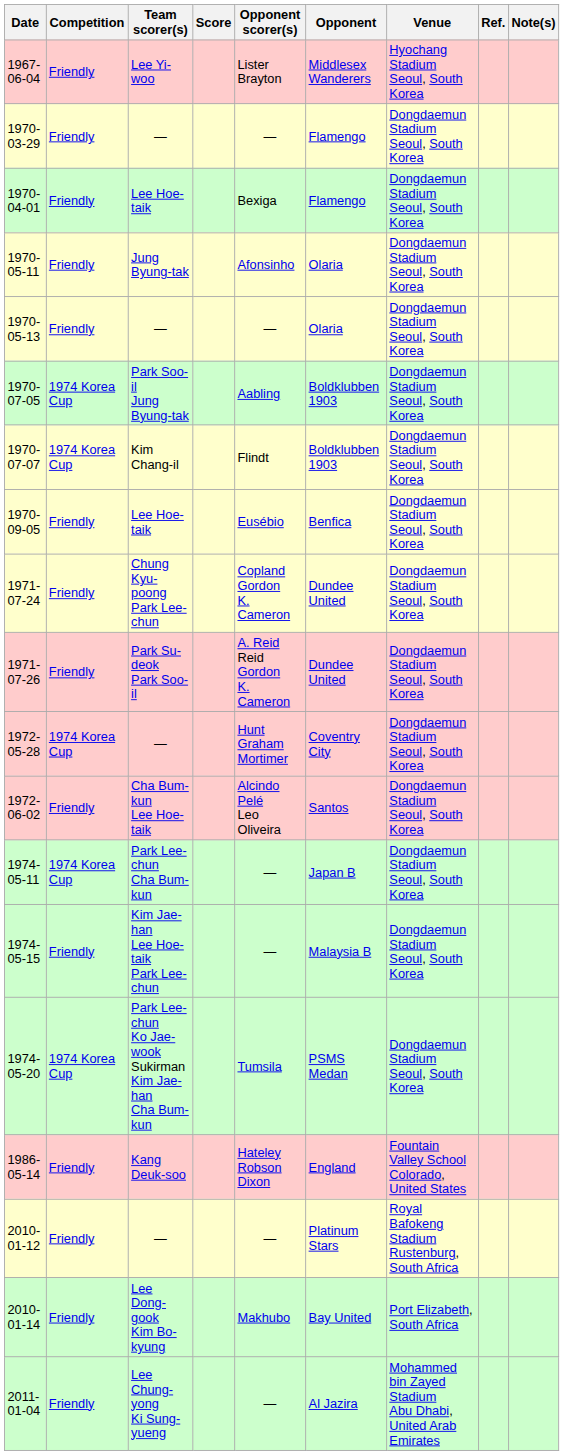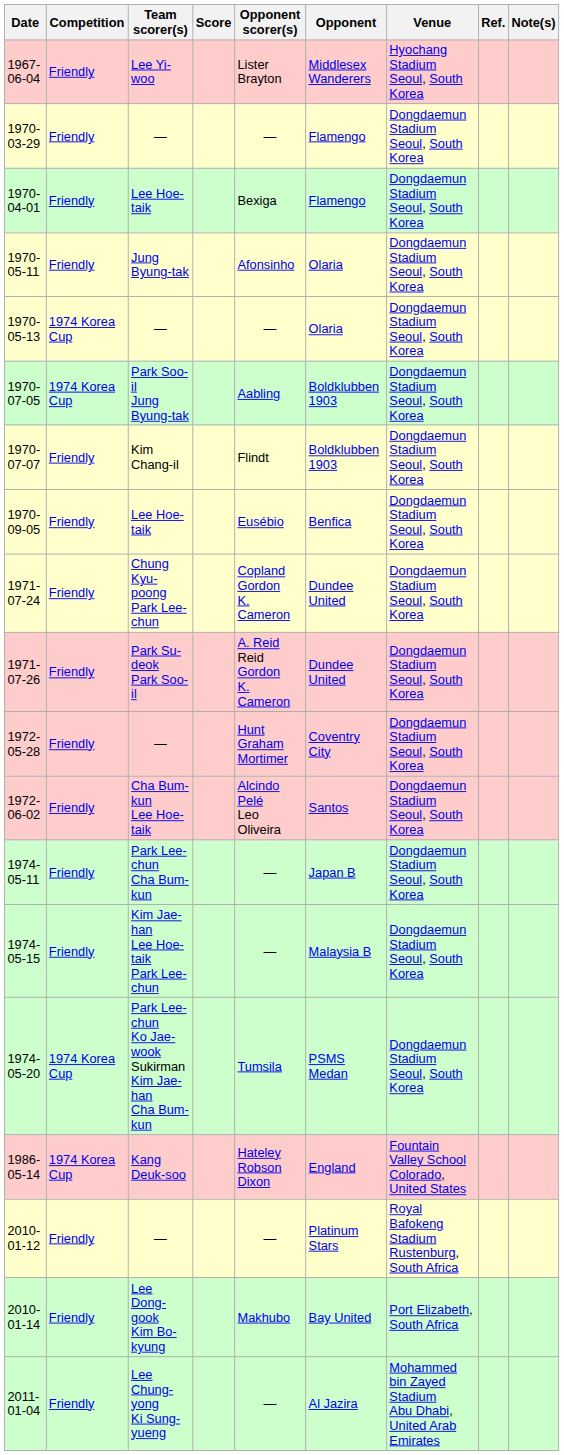(72, 329) Friendly -> (82, 329) 1974 Korea Cup
(82, 457) 1974 Korea Cup -> (72, 457) Friendly
(82, 744) 1974 Korea Cup -> (72, 744) Friendly
(82, 872) 1974 Korea Cup -> (72, 872) Friendly
(72, 1167) Friendly -> (82, 1167) 1974 Korea Cup
